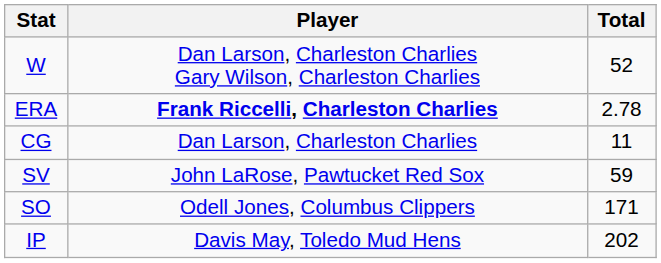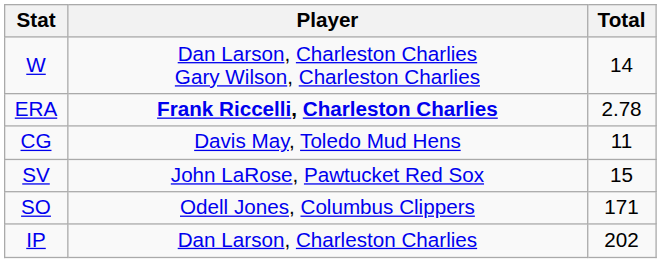(622, 65) 52 -> (622, 65) 14
(327, 142) Dan Larson, Charleston Charlies -> (327, 142) Davis May, Toledo Mud Hens
(622, 175) 59 -> (622, 175) 15
(327, 240) Davis May, Toledo Mud Hens -> (327, 240) Dan Larson, Charleston Charlies
